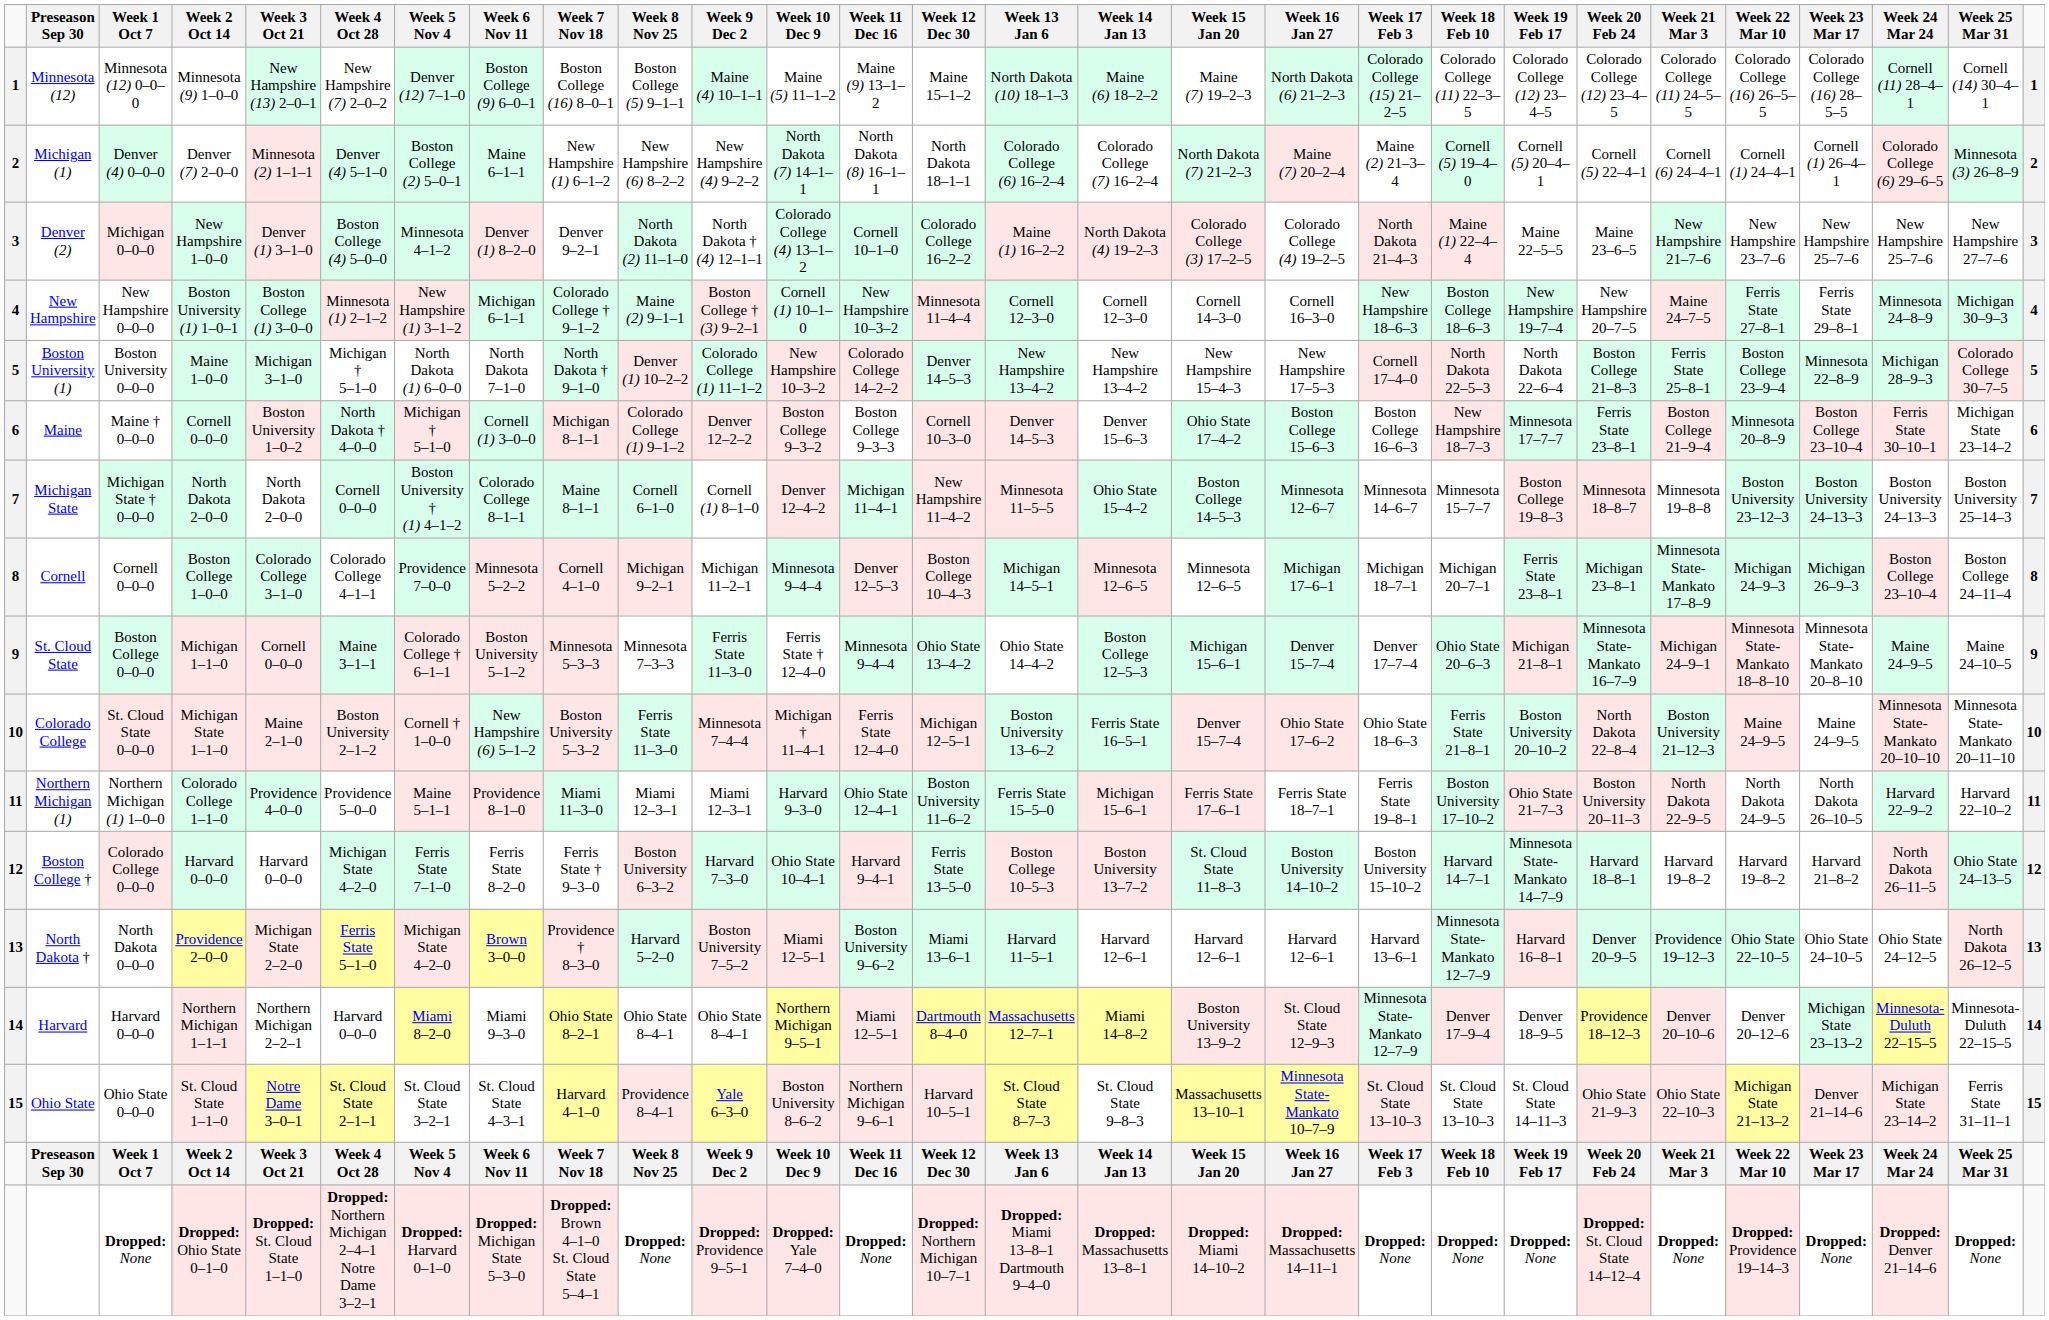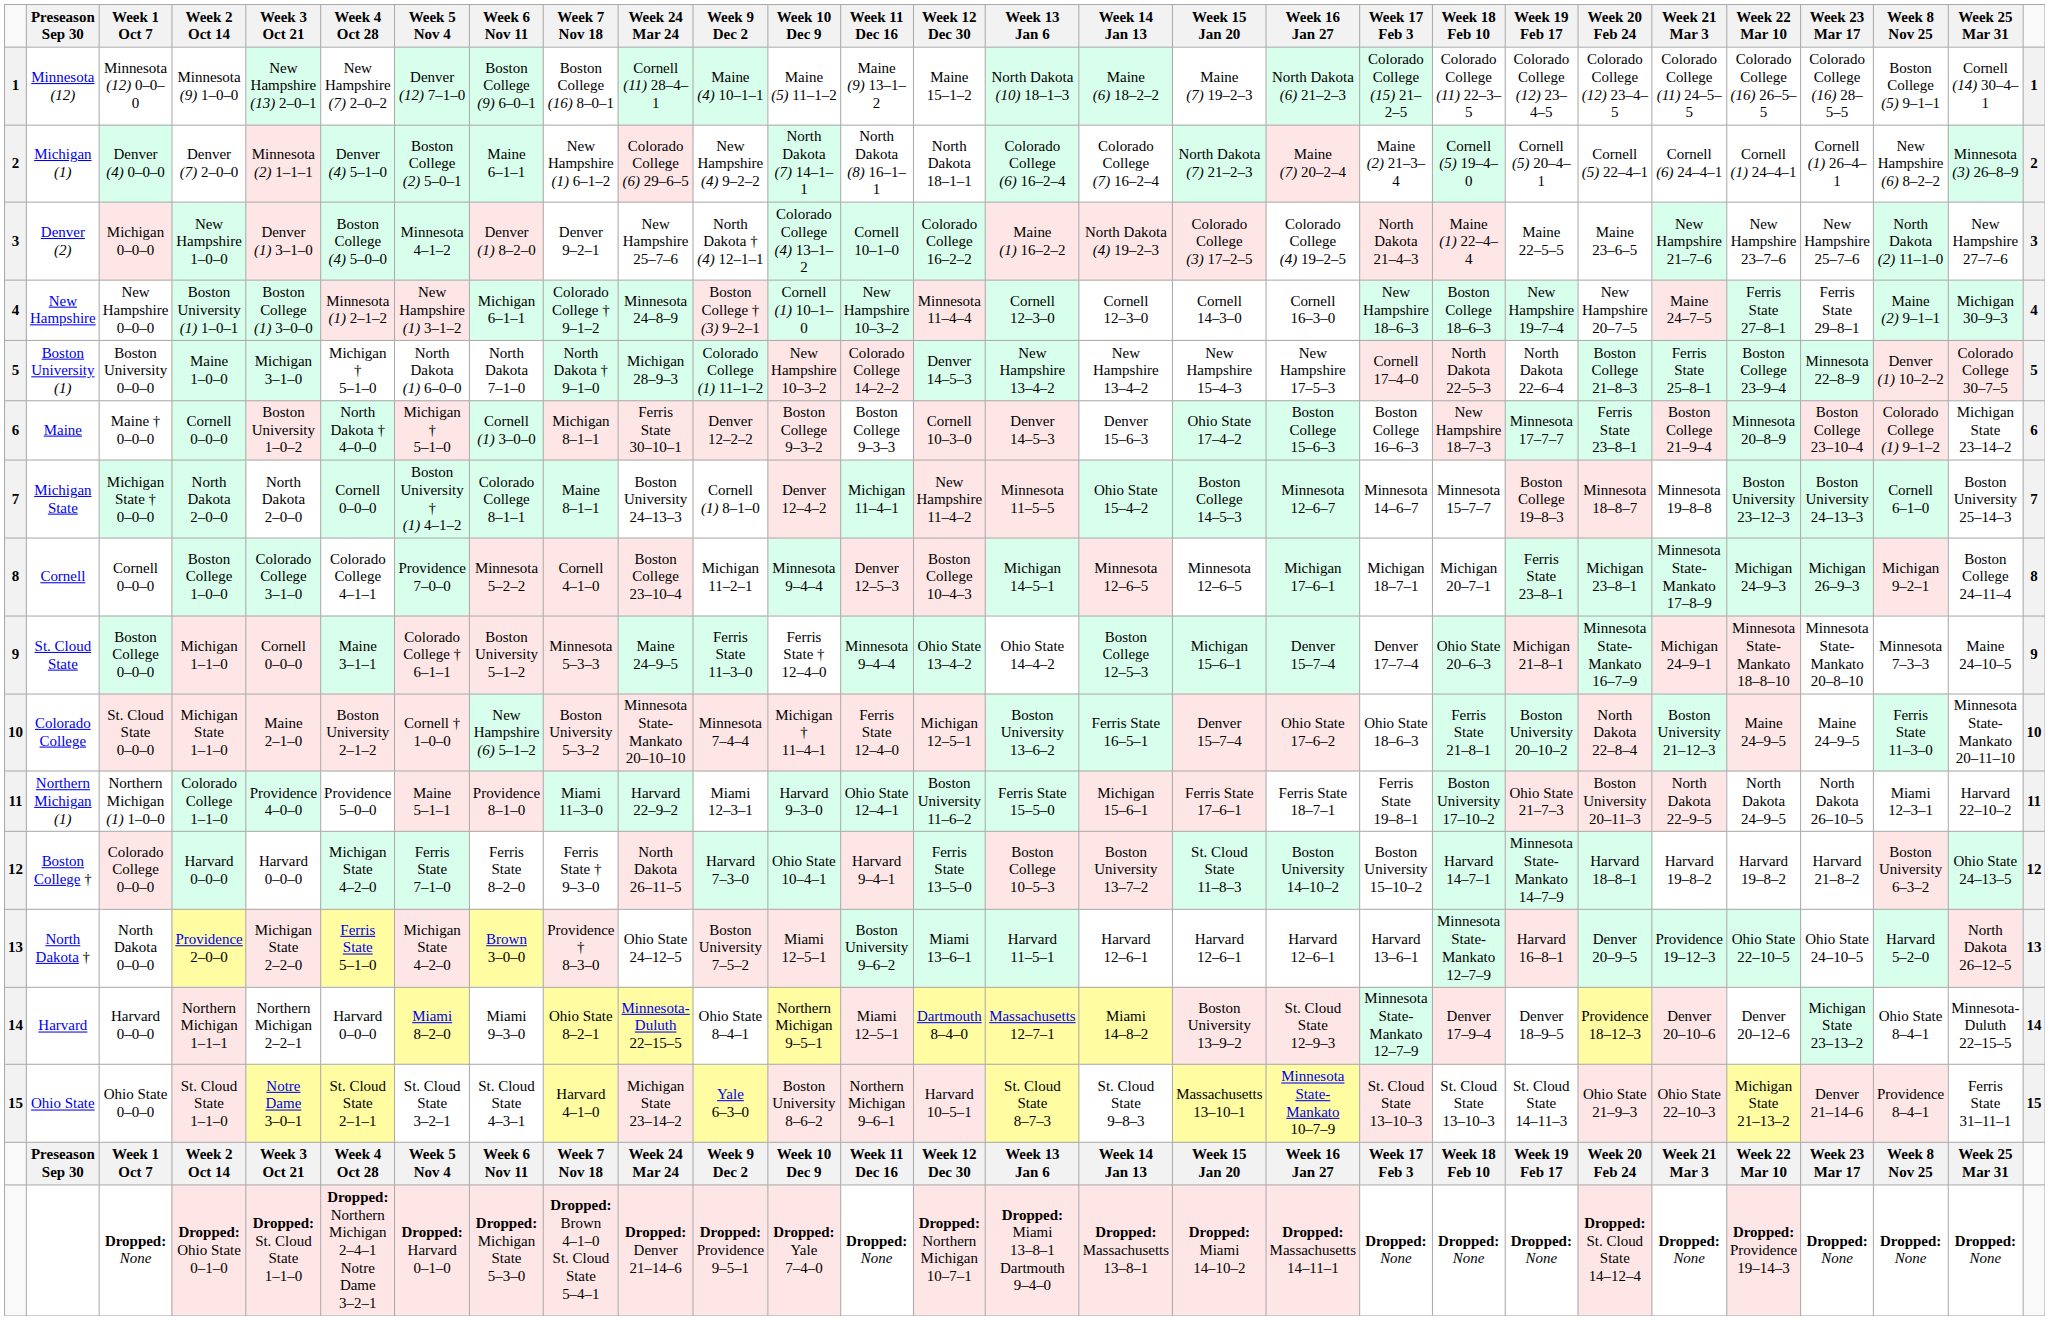columns swapped: (655, 26) <-> (1910, 26)
